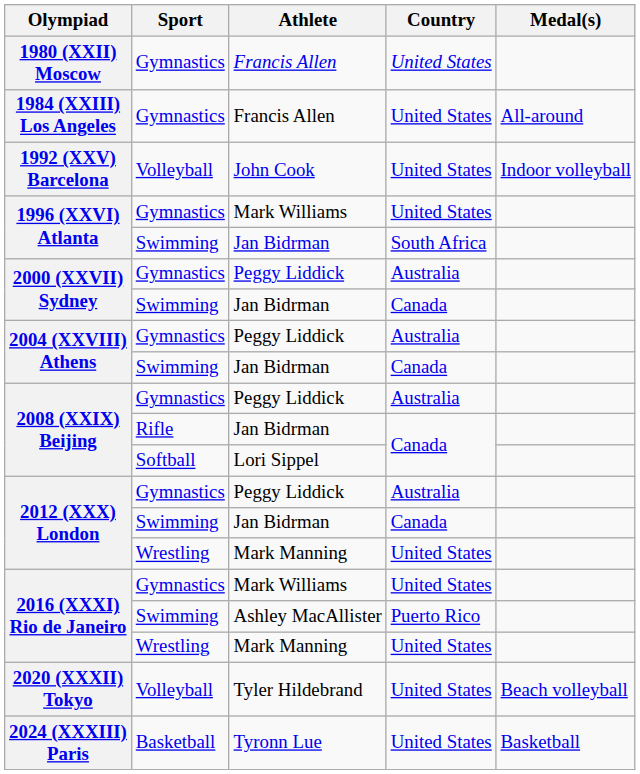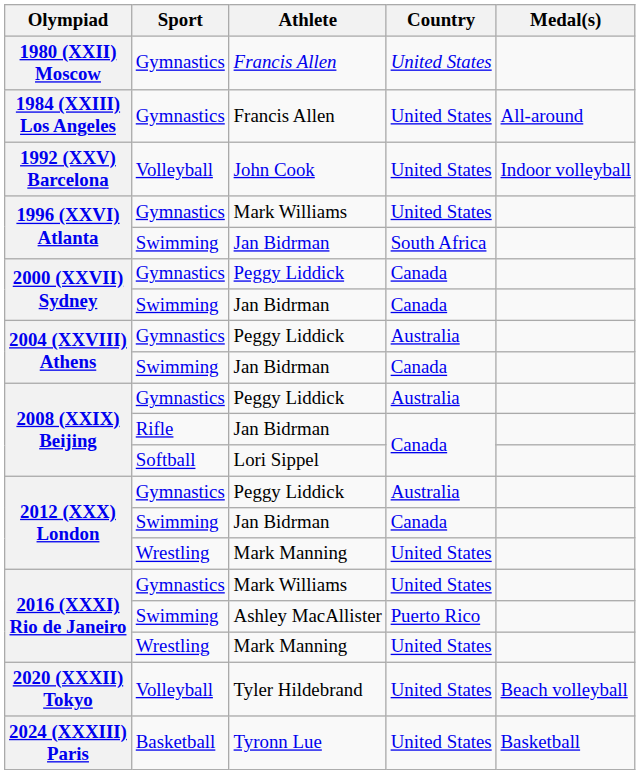(425, 273) Australia -> (419, 273) Canada
